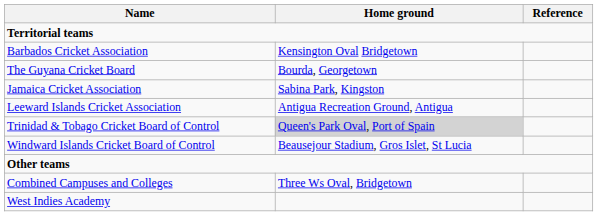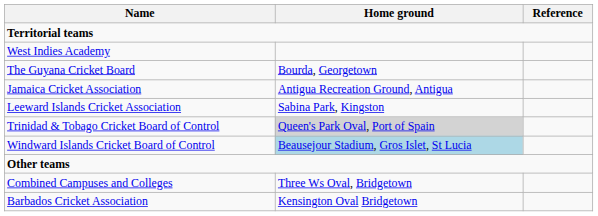rows swapped: (77, 51) <-> (59, 201)
(331, 88) Sabina Park, Kingston -> (365, 88) Antigua Recreation Ground, Antigua
(365, 107) Antigua Recreation Ground, Antigua -> (331, 107) Sabina Park, Kingston
(375, 145) no background -> (375, 145) lightblue background
